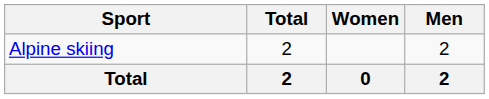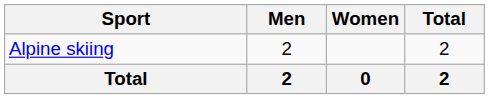columns swapped: (444, 19) <-> (287, 19)
